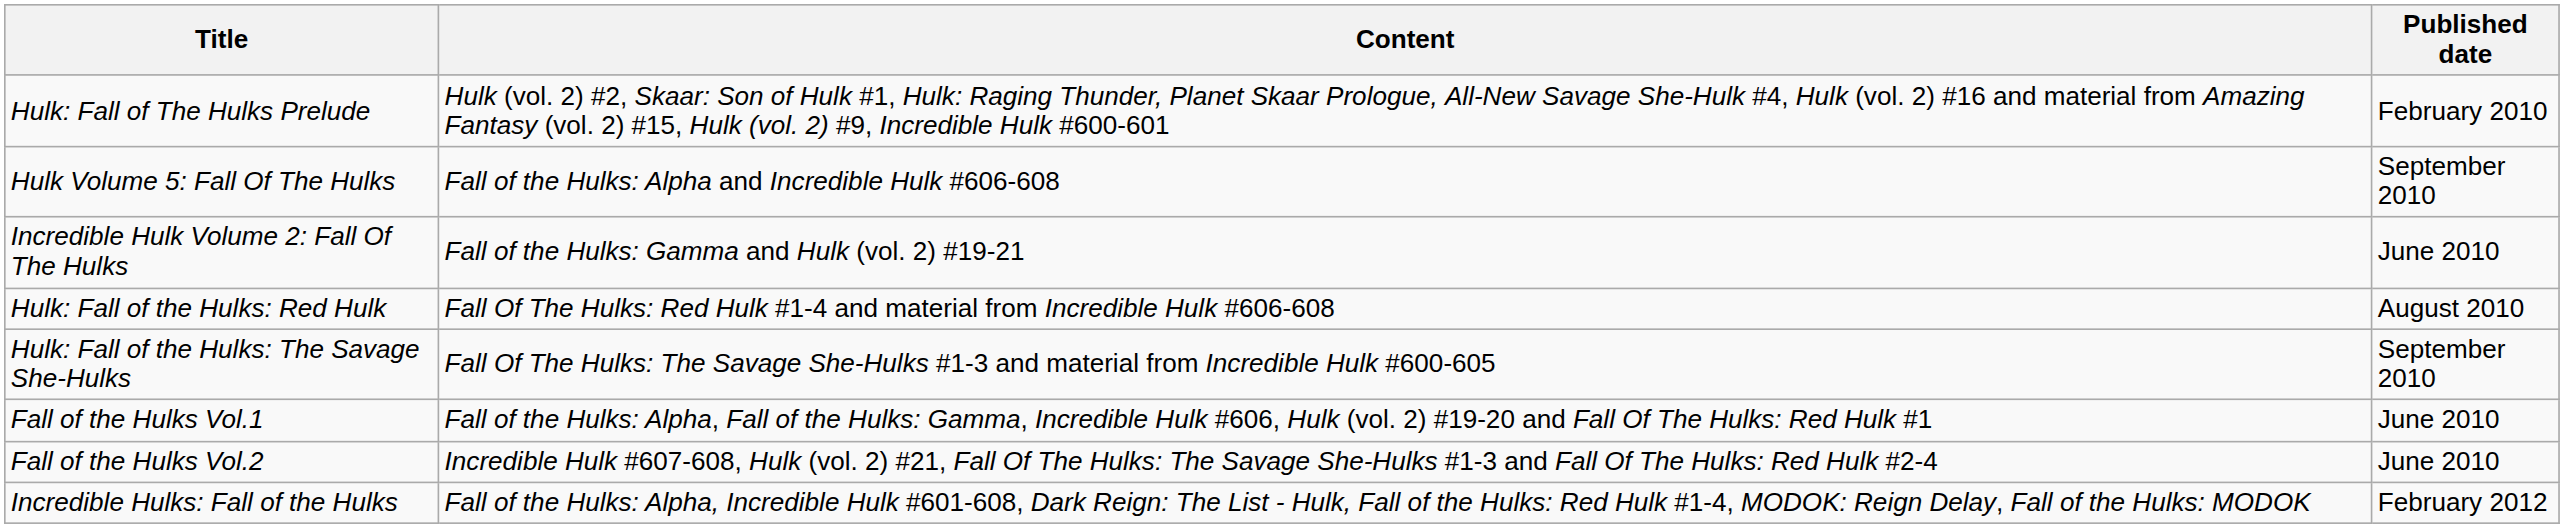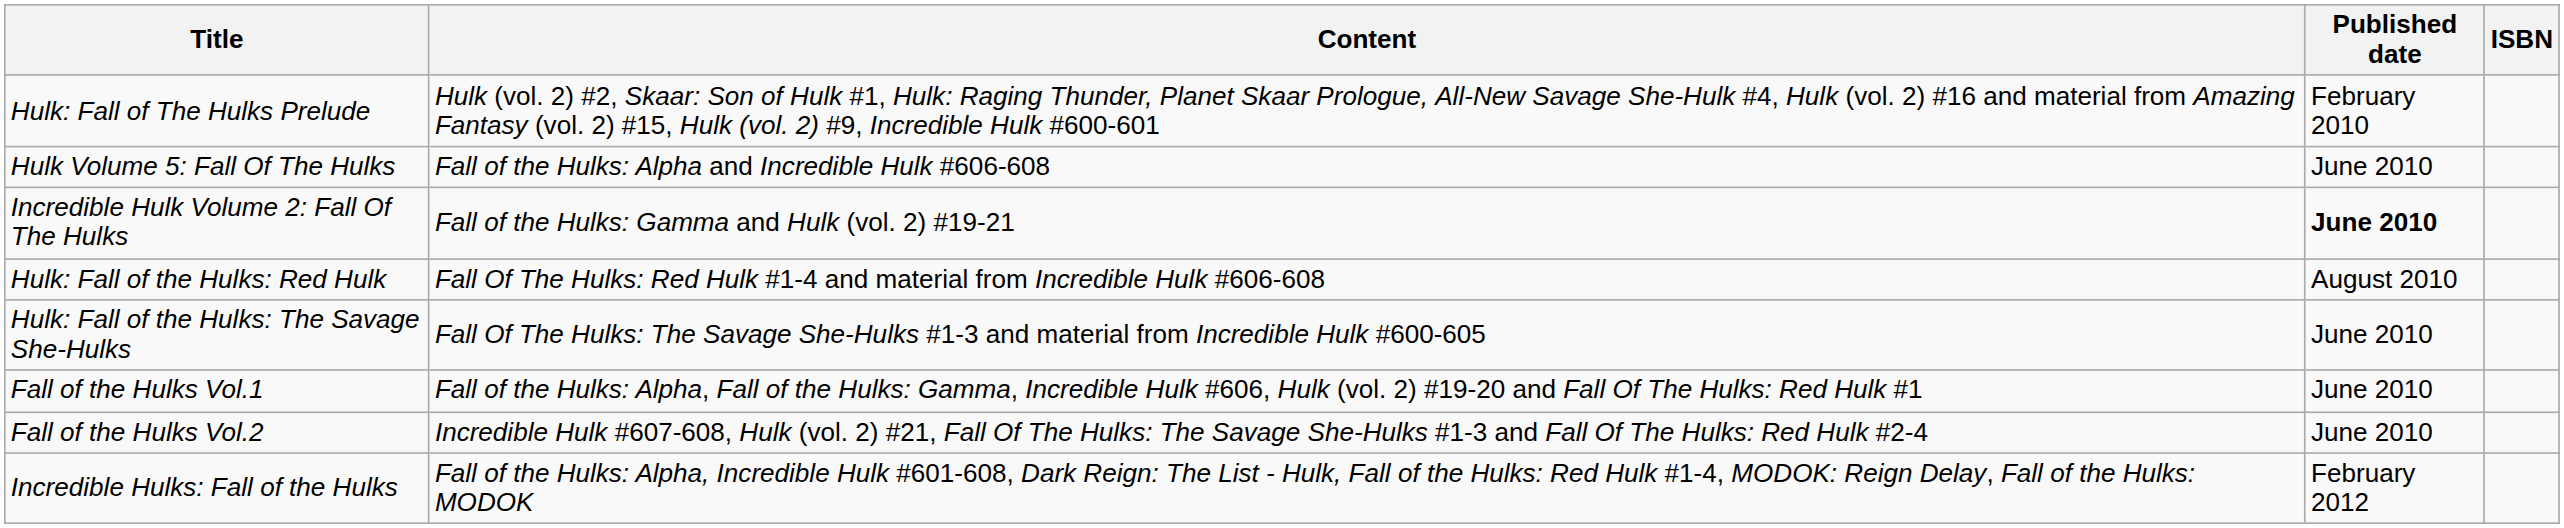+ column: (2522, 39)
(2442, 181) September 2010 -> (2372, 166) June 2010
(2439, 251) normal -> (2374, 222) bold
(2442, 364) September 2010 -> (2372, 334) June 2010
